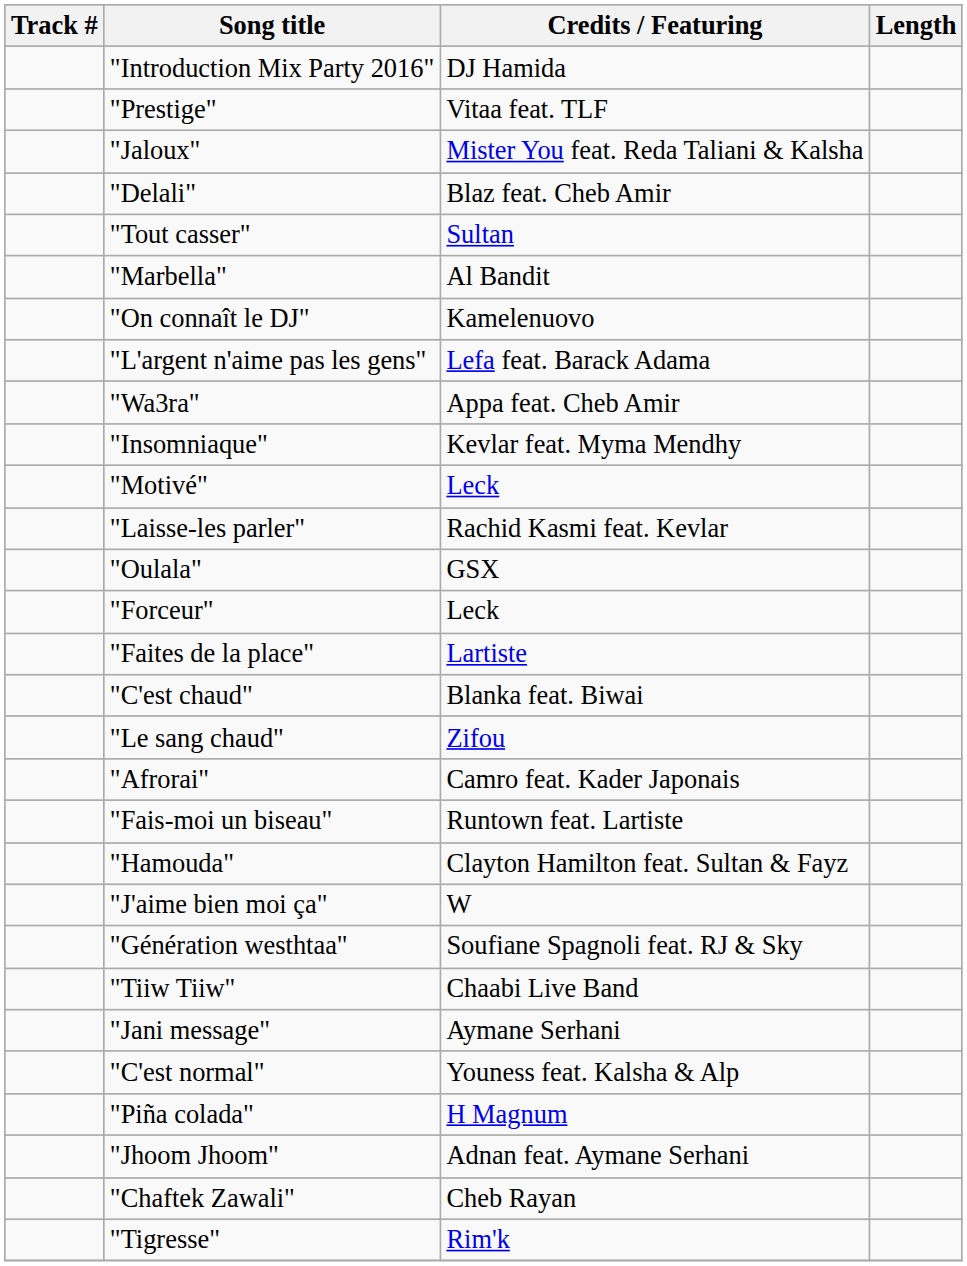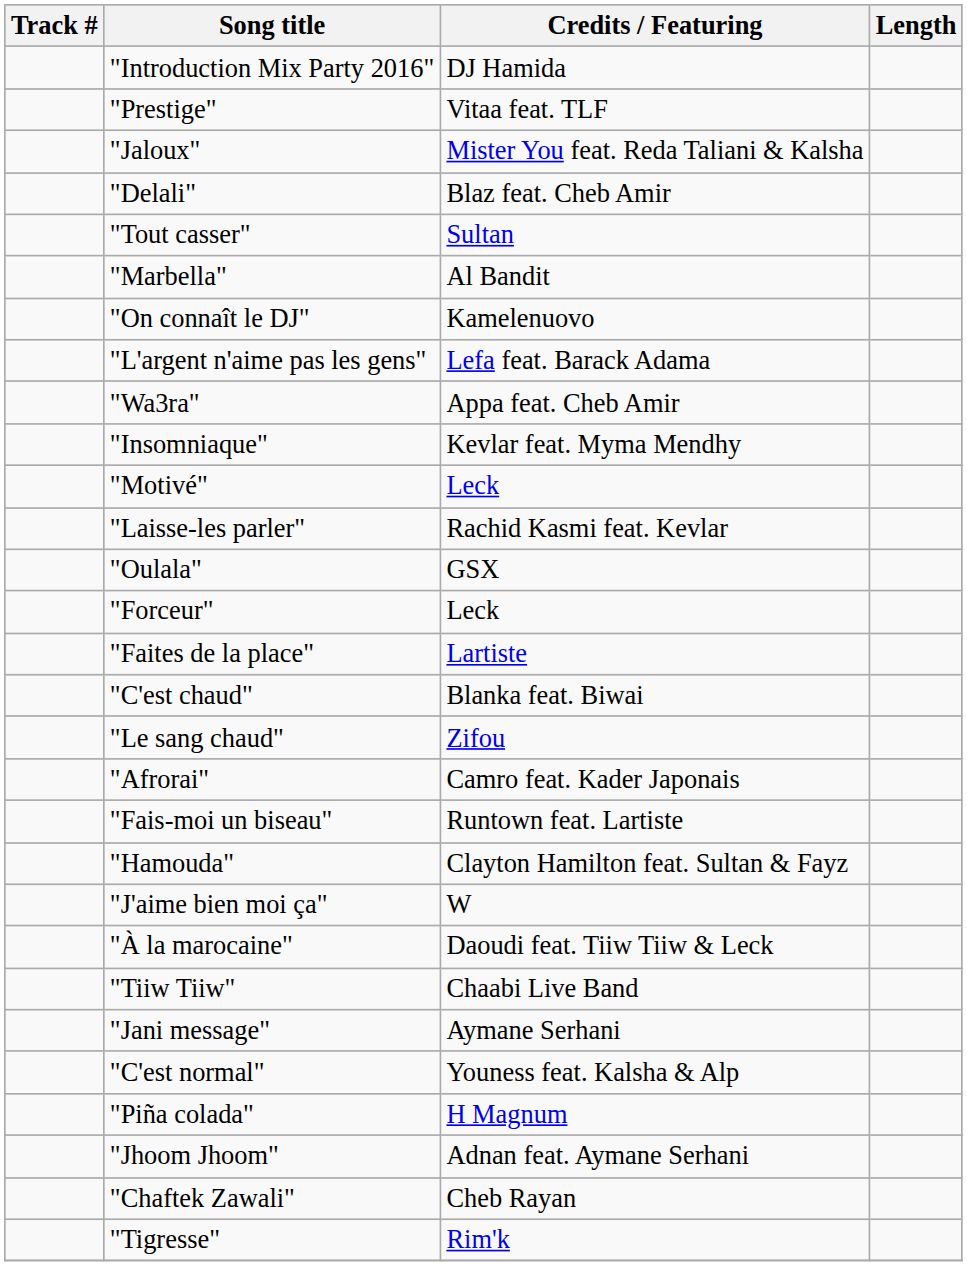- row: (229, 946)
+ row: (201, 946)
